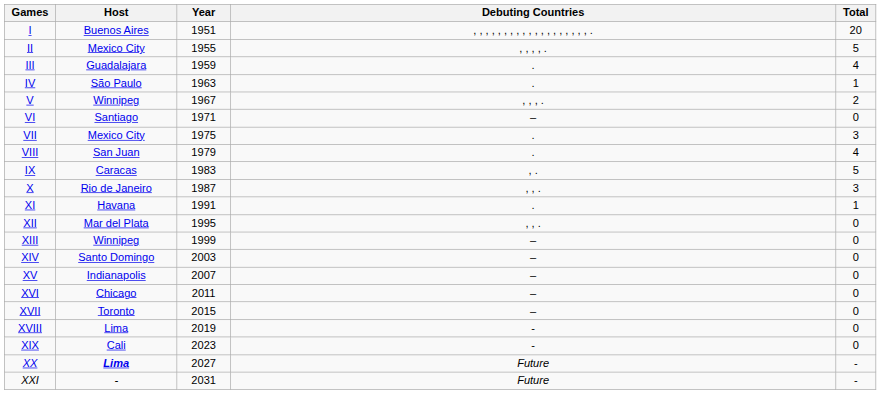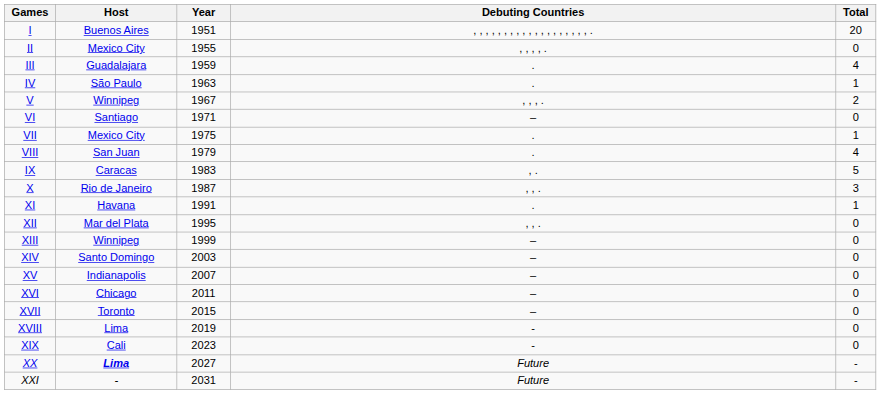(856, 48) 5 -> (856, 48) 0
(856, 135) 3 -> (856, 135) 1
